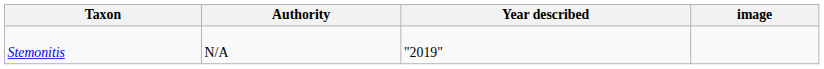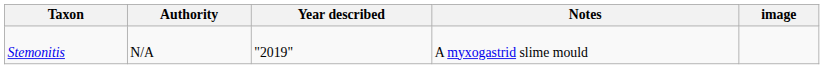+ column: (585, 15)
